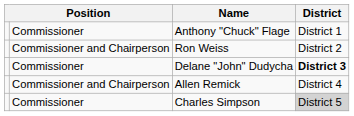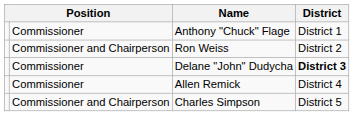(91, 84) Commissioner and Chairperson -> (48, 84) Commissioner
(48, 102) Commissioner -> (91, 102) Commissioner and Chairperson
(320, 102) lightgrey background -> (320, 102) no background
